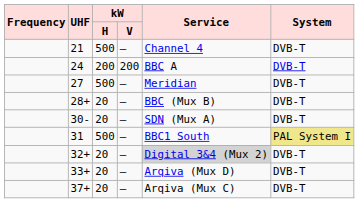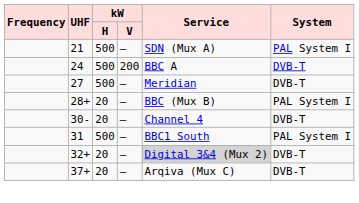(174, 48) Channel 4 -> (180, 48) SDN (Mux A)
(289, 48) DVB-T -> (312, 48) PAL System I
(105, 66) 200 -> (105, 66) 500
(289, 101) DVB-T -> (312, 101) PAL System I
(180, 119) SDN (Mux A) -> (174, 119) Channel 4
(312, 136) khaki background -> (312, 136) no background
- row: (80, 171)
